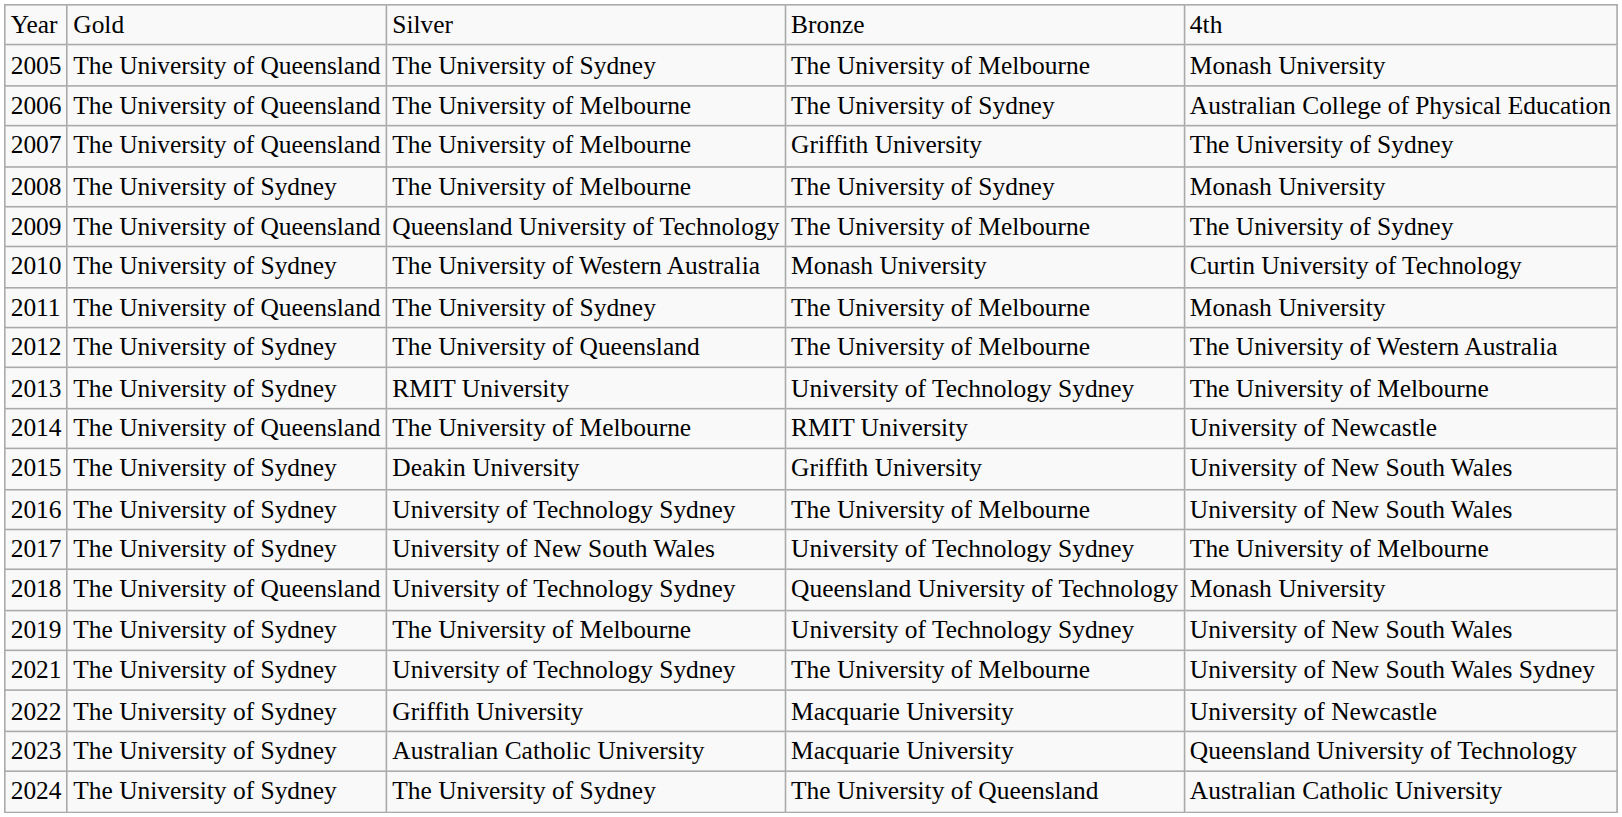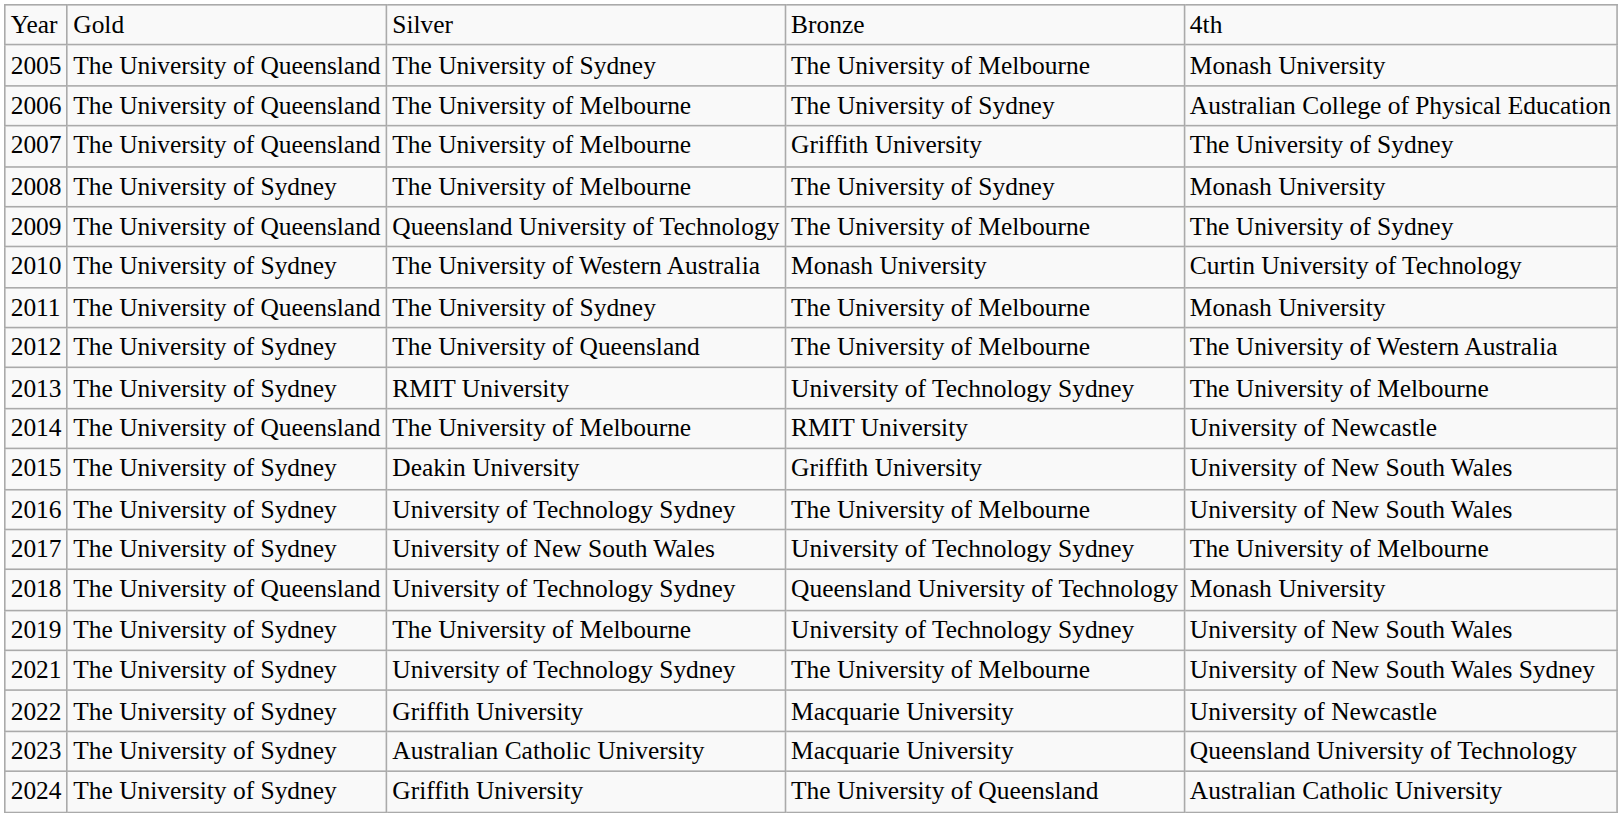(524, 791) The University of Sydney -> (488, 791) Griffith University
